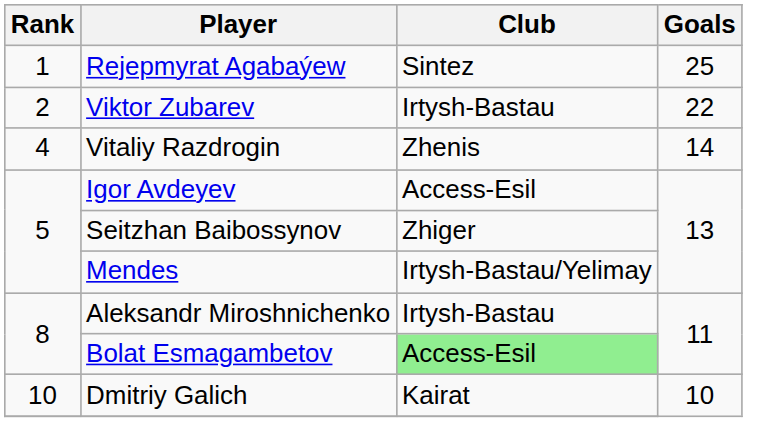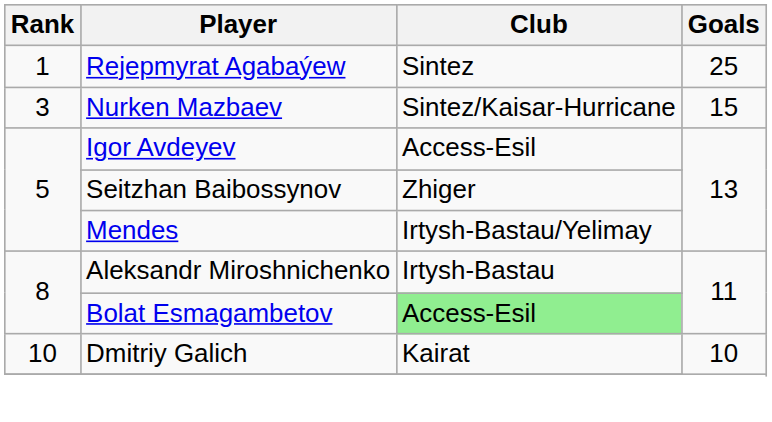- row: (170, 107)
+ row: (184, 107)
- row: (183, 148)
